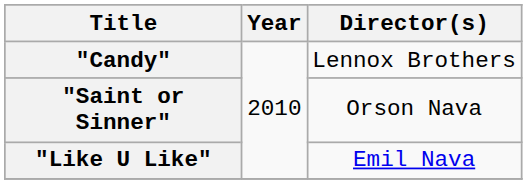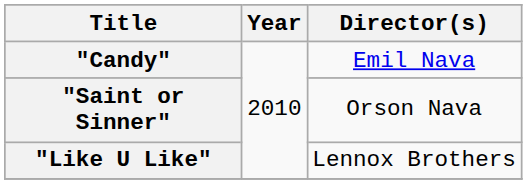(414, 60) Lennox Brothers -> (414, 60) Emil Nava
(414, 160) Emil Nava -> (414, 160) Lennox Brothers
